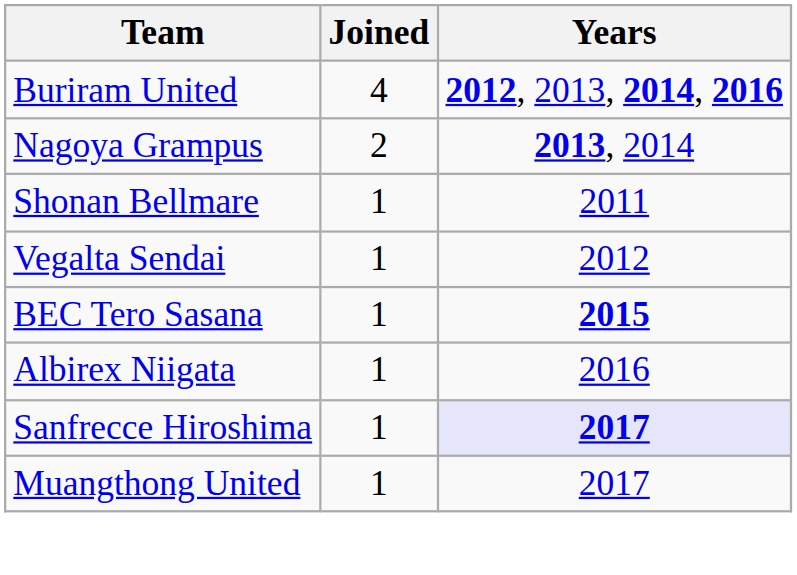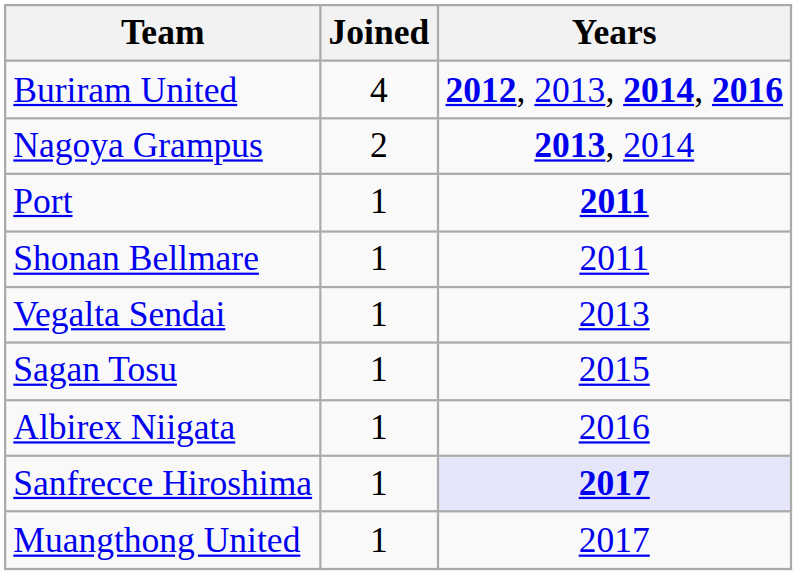+ row: (43, 201)
(614, 257) 2012 -> (614, 314) 2013
- row: (138, 314)
+ row: (95, 370)
